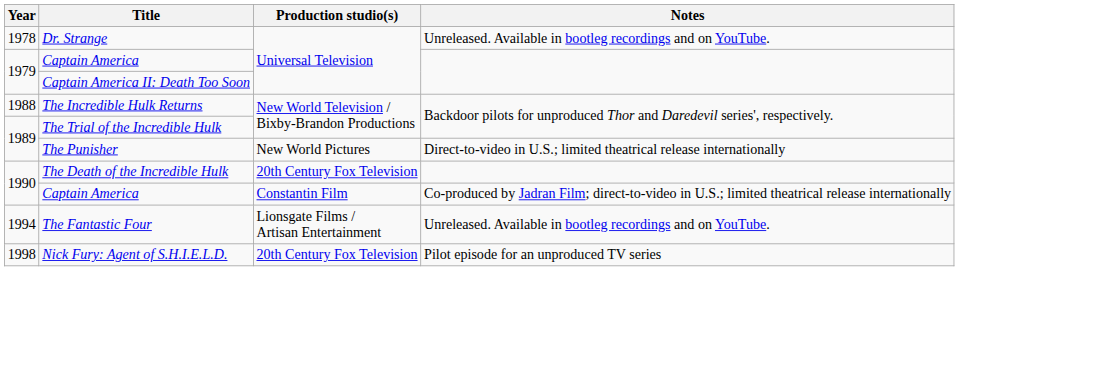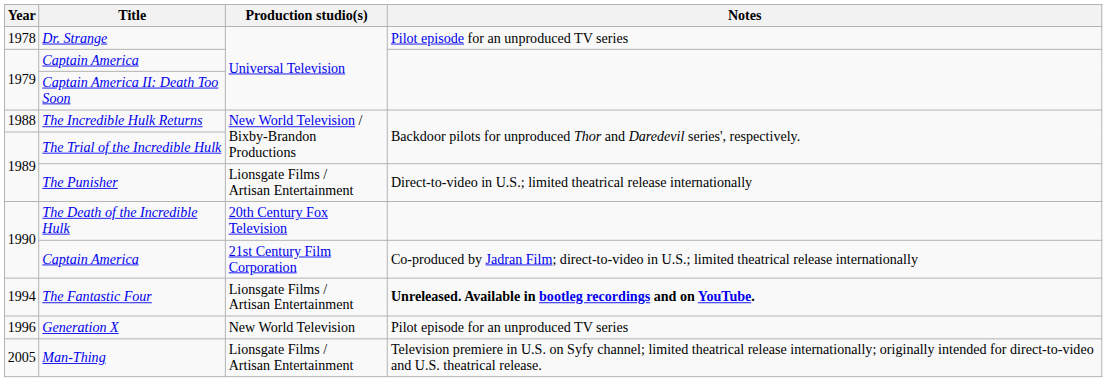(597, 37) Unreleased. Available in bootleg recordings and on YouTube. -> (510, 37) Pilot episode for an unproduced TV series
(313, 149) New World Pictures -> (291, 182) Lionsgate Films / Artisan Entertainment
(302, 194) Constantin Film -> (280, 259) 21st Century Film Corporation
(597, 224) normal -> (573, 297) bold
+ row: (22, 327)
- row: (22, 254)
+ row: (22, 357)
